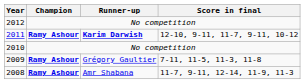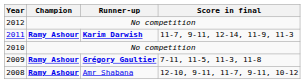(229, 36) 12-10, 9-11, 11-7, 9-11, 10-12 -> (227, 36) 11-7, 9-11, 12-14, 11-9, 11-3
(119, 60) normal -> (119, 60) bold
(227, 73) 11-7, 9-11, 12-14, 11-9, 11-3 -> (229, 73) 12-10, 9-11, 11-7, 9-11, 10-12
